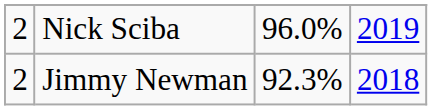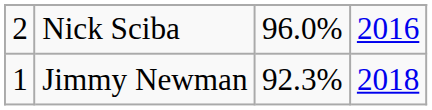(388, 29) 2019 -> (388, 29) 2016
(20, 78) 2 -> (20, 78) 1
